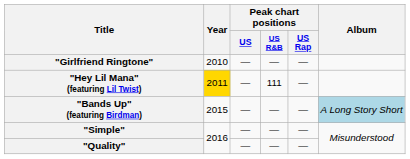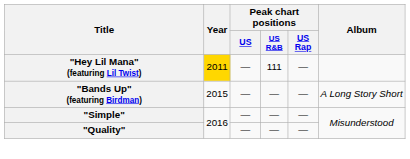- row: (104, 62)
(362, 109) lightblue background -> (362, 94) no background
